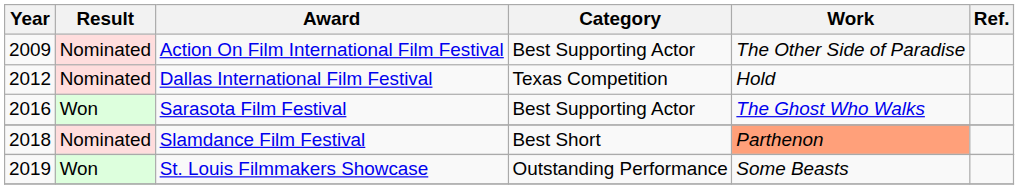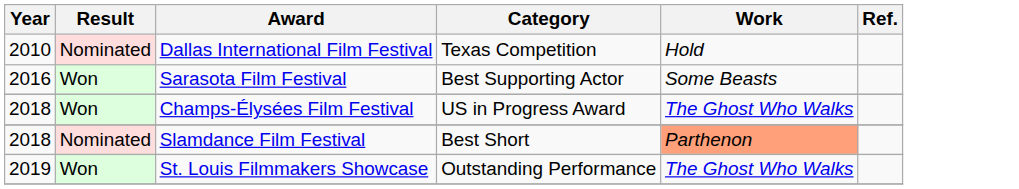- row: (332, 49)
(30, 79) 2012 -> (30, 49) 2010
(831, 109) The Ghost Who Walks -> (721, 79) Some Beasts
+ row: (287, 109)
(792, 169) Some Beasts -> (759, 169) The Ghost Who Walks
